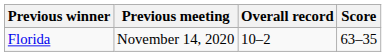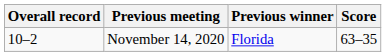columns swapped: (287, 16) <-> (59, 16)
